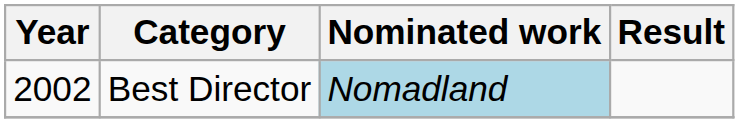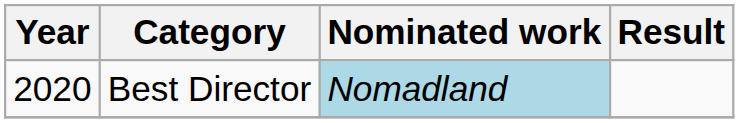(52, 88) 2002 -> (52, 88) 2020
